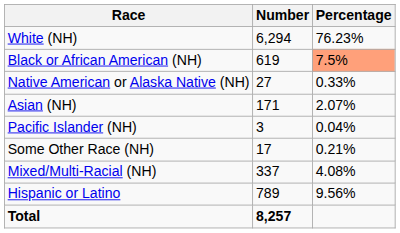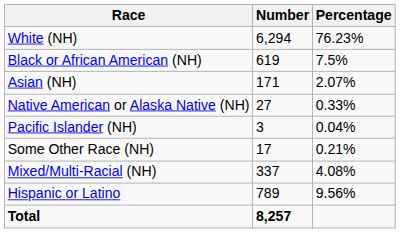(332, 60) lightsalmon background -> (332, 60) no background
rows swapped: (129, 82) <-> (42, 104)
